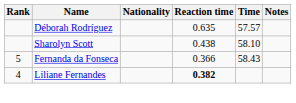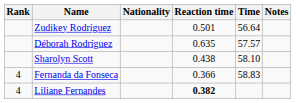+ row: (73, 28)
(18, 59) 5 -> (18, 75) 4
(249, 59) 58.43 -> (249, 75) 58.83
